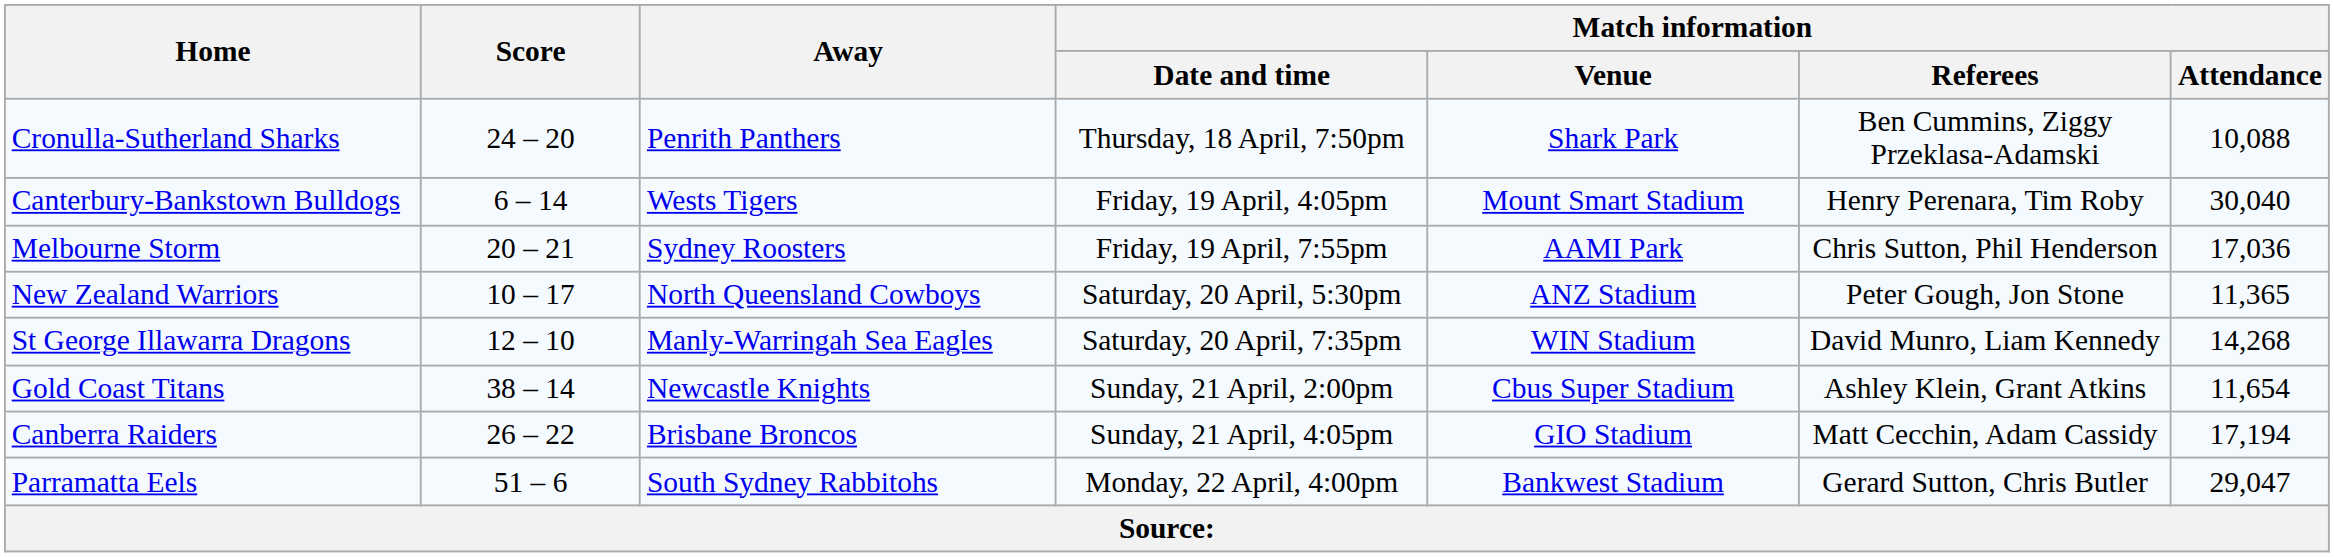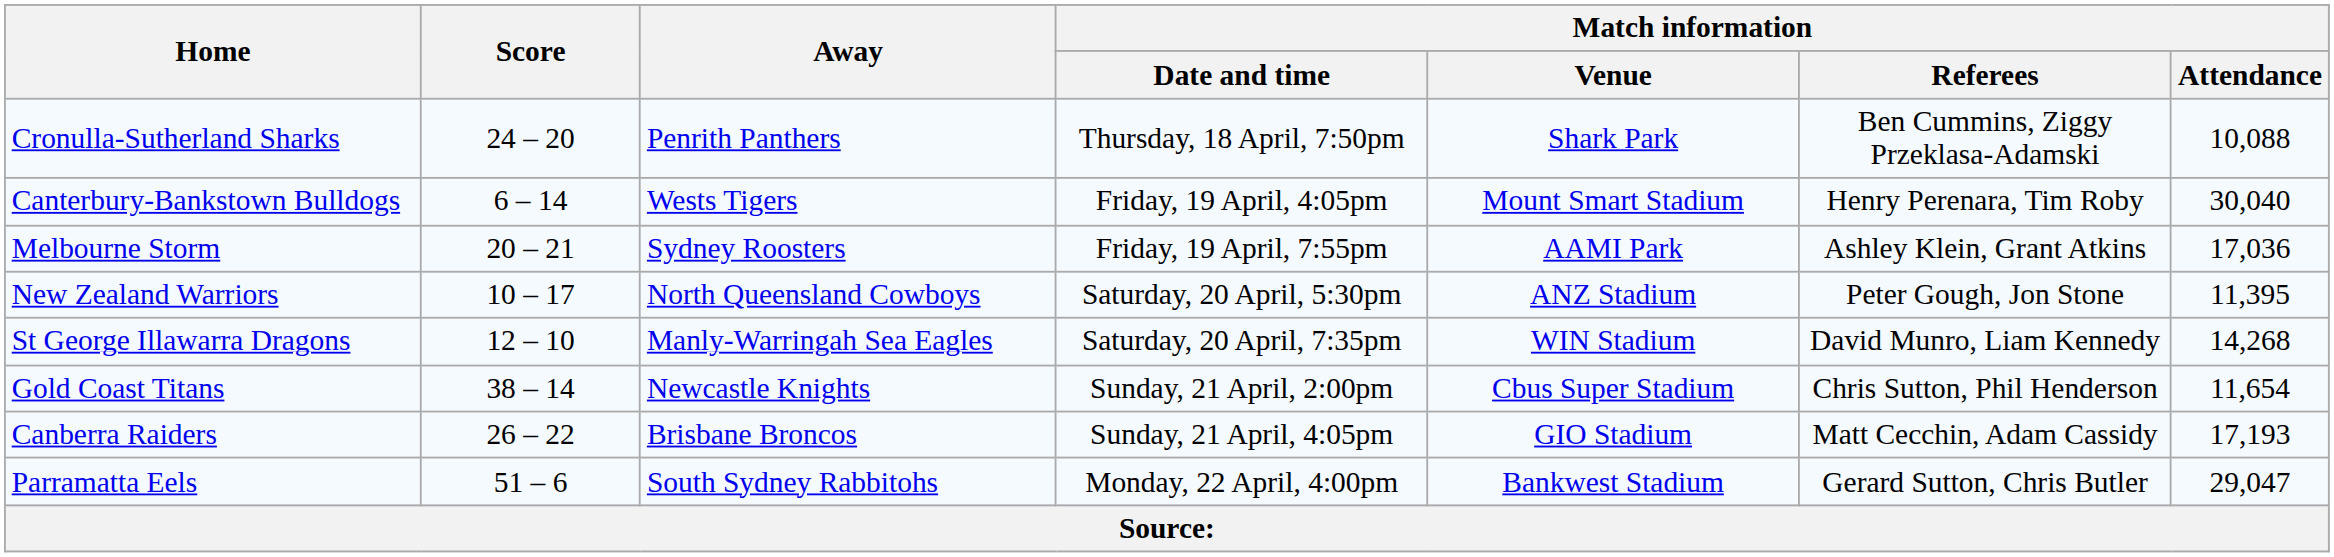(1985, 247) Chris Sutton, Phil Henderson -> (1985, 247) Ashley Klein, Grant Atkins
(2250, 294) 11,365 -> (2250, 294) 11,395
(1985, 387) Ashley Klein, Grant Atkins -> (1985, 387) Chris Sutton, Phil Henderson
(2250, 434) 17,194 -> (2250, 434) 17,193
